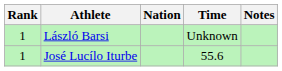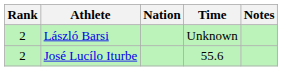(23, 35) 1 -> (23, 35) 2
(23, 55) 1 -> (23, 55) 2
